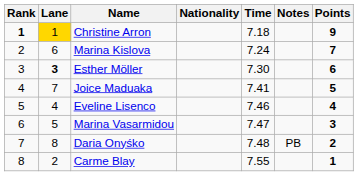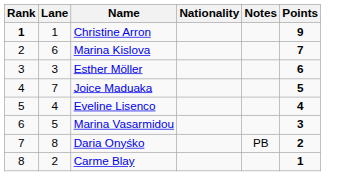- column: (258, 13)
(55, 32) gold background -> (55, 32) no background
(55, 69) bold -> (55, 69) normal
